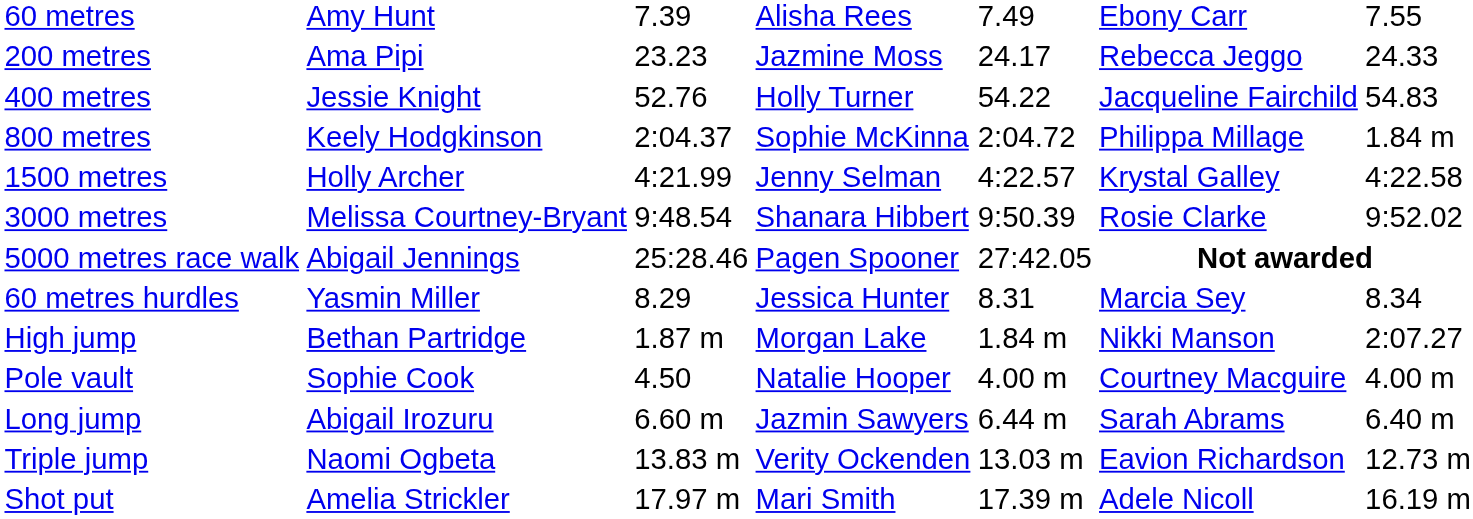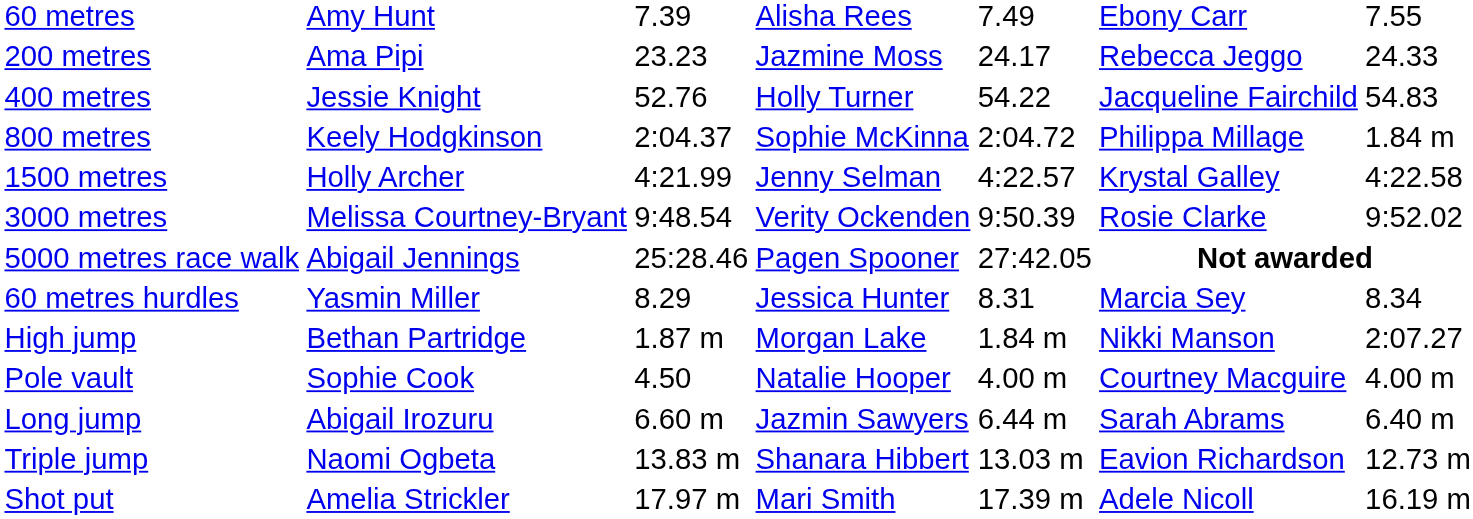(862, 217) Shanara Hibbert -> (863, 217) Verity Ockenden
(863, 459) Verity Ockenden -> (862, 459) Shanara Hibbert
